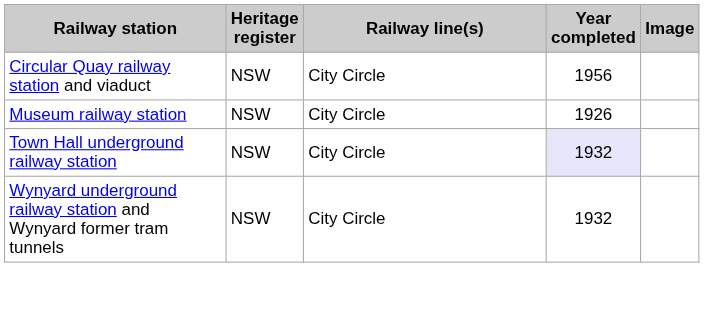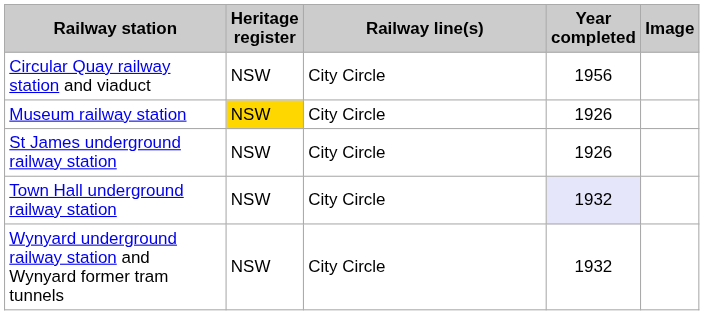(251, 114) no background -> (251, 114) gold background
+ row: (95, 152)
